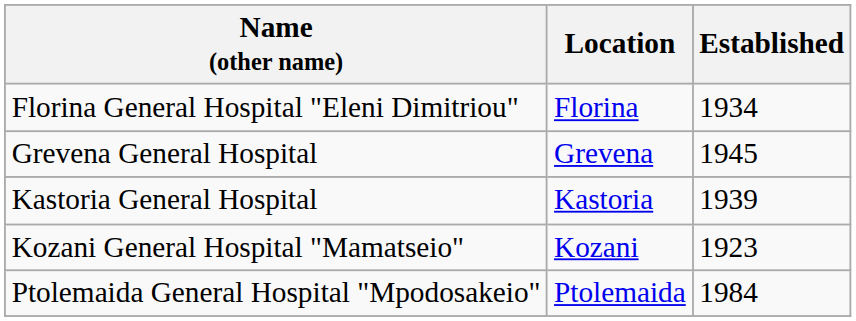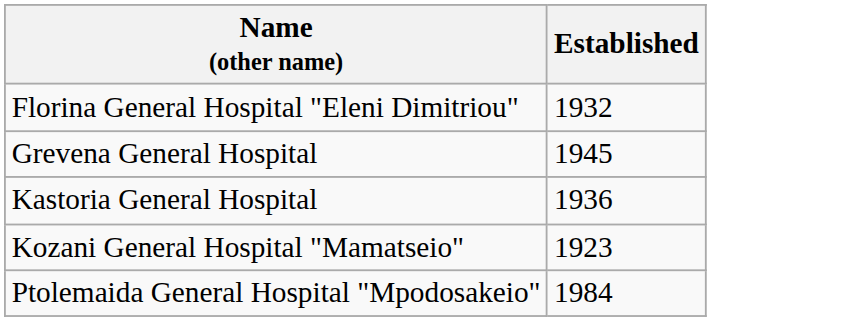- column: (620, 44)
(729, 107) 1934 -> (583, 107) 1932
(729, 199) 1939 -> (583, 199) 1936
